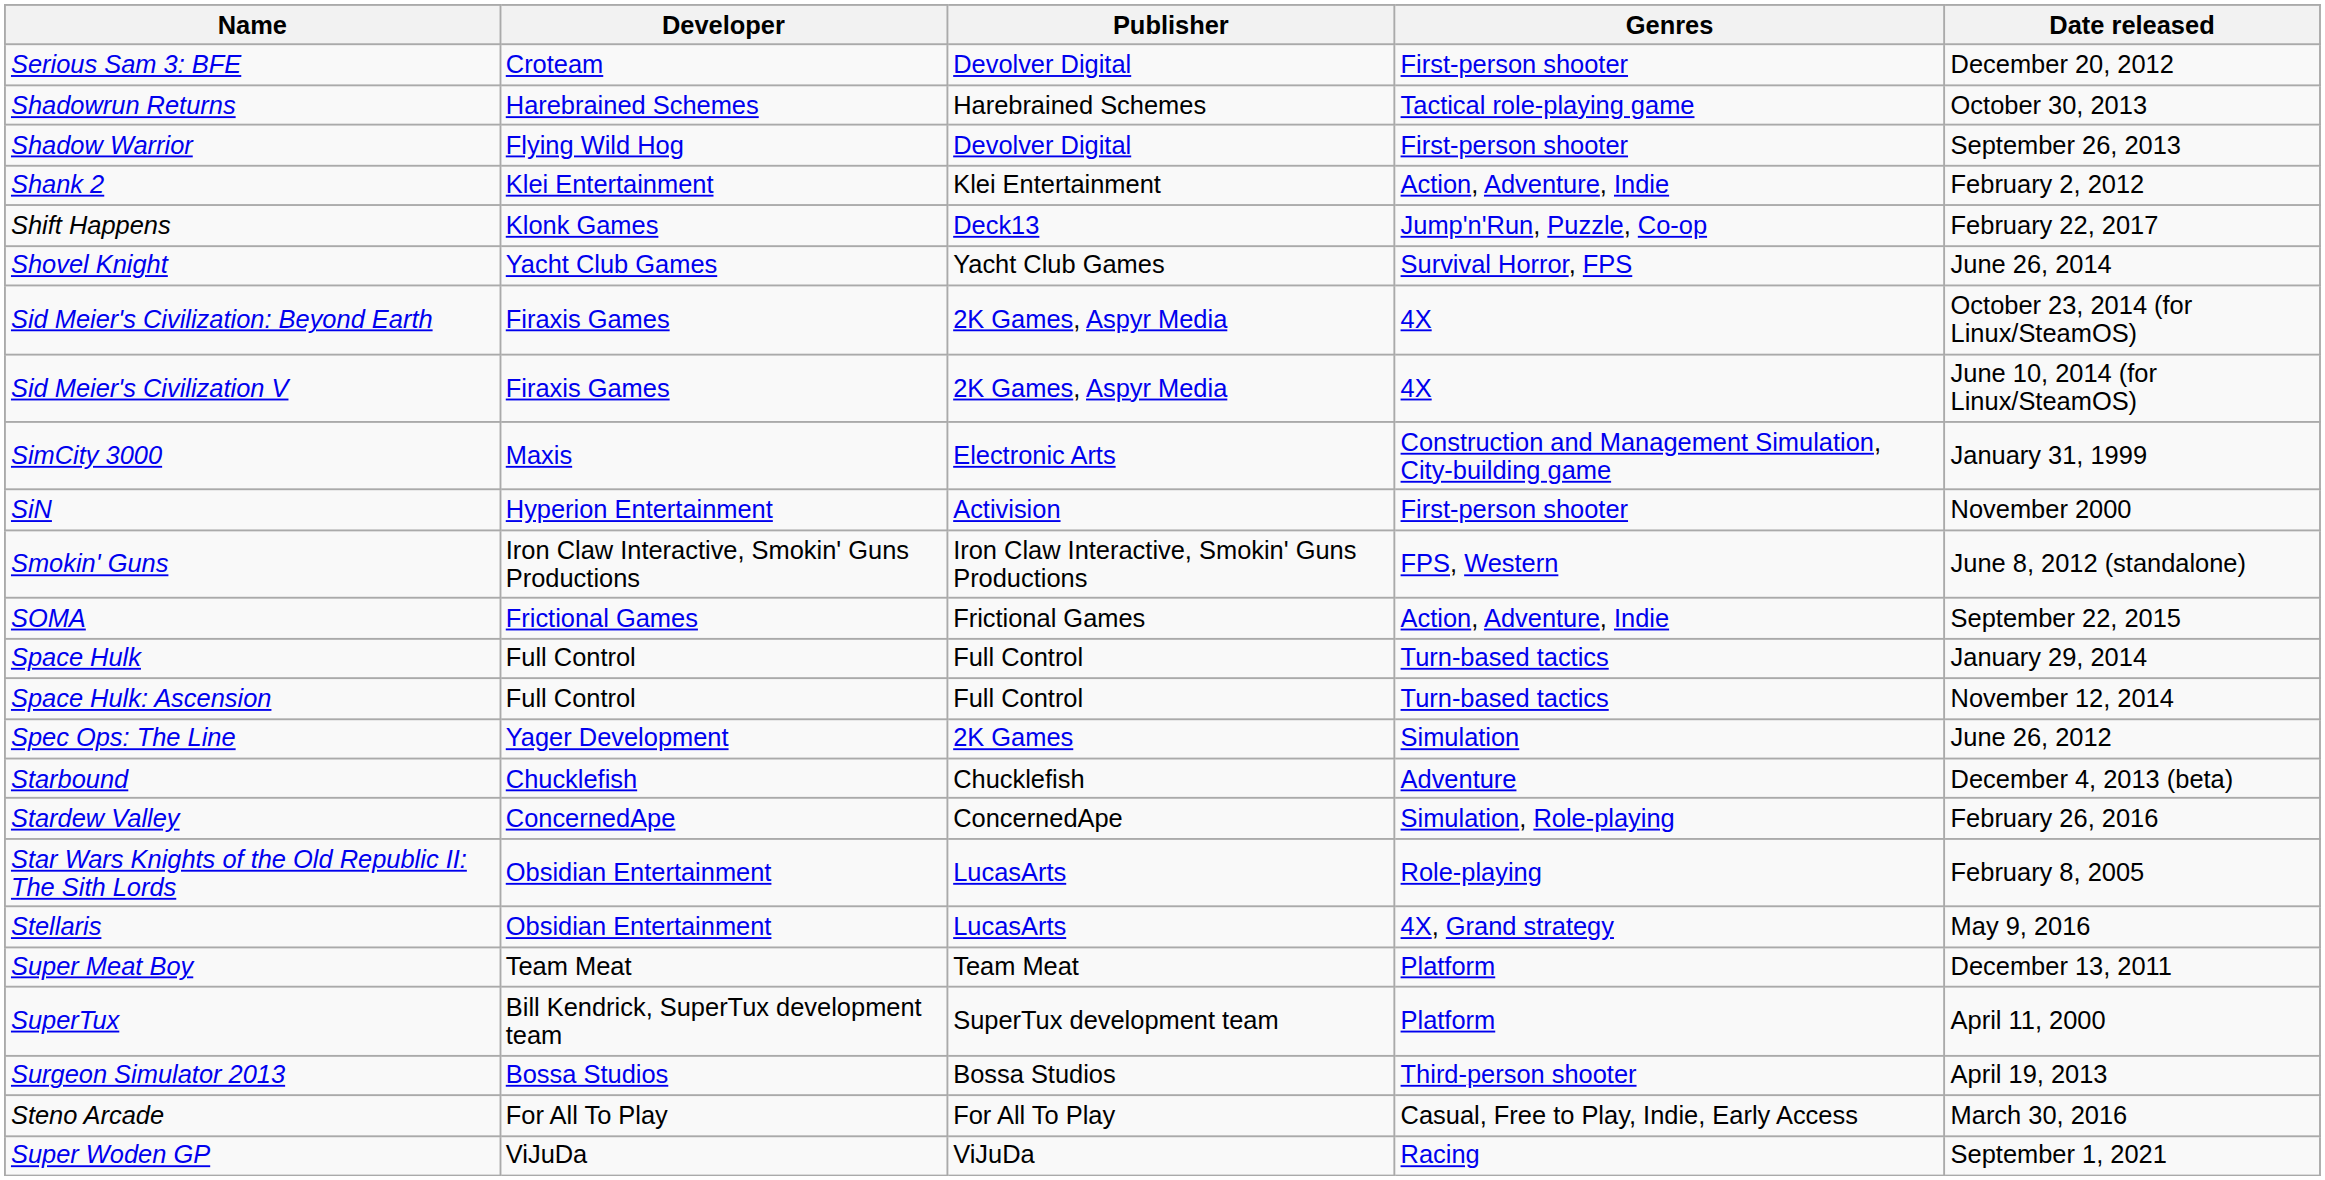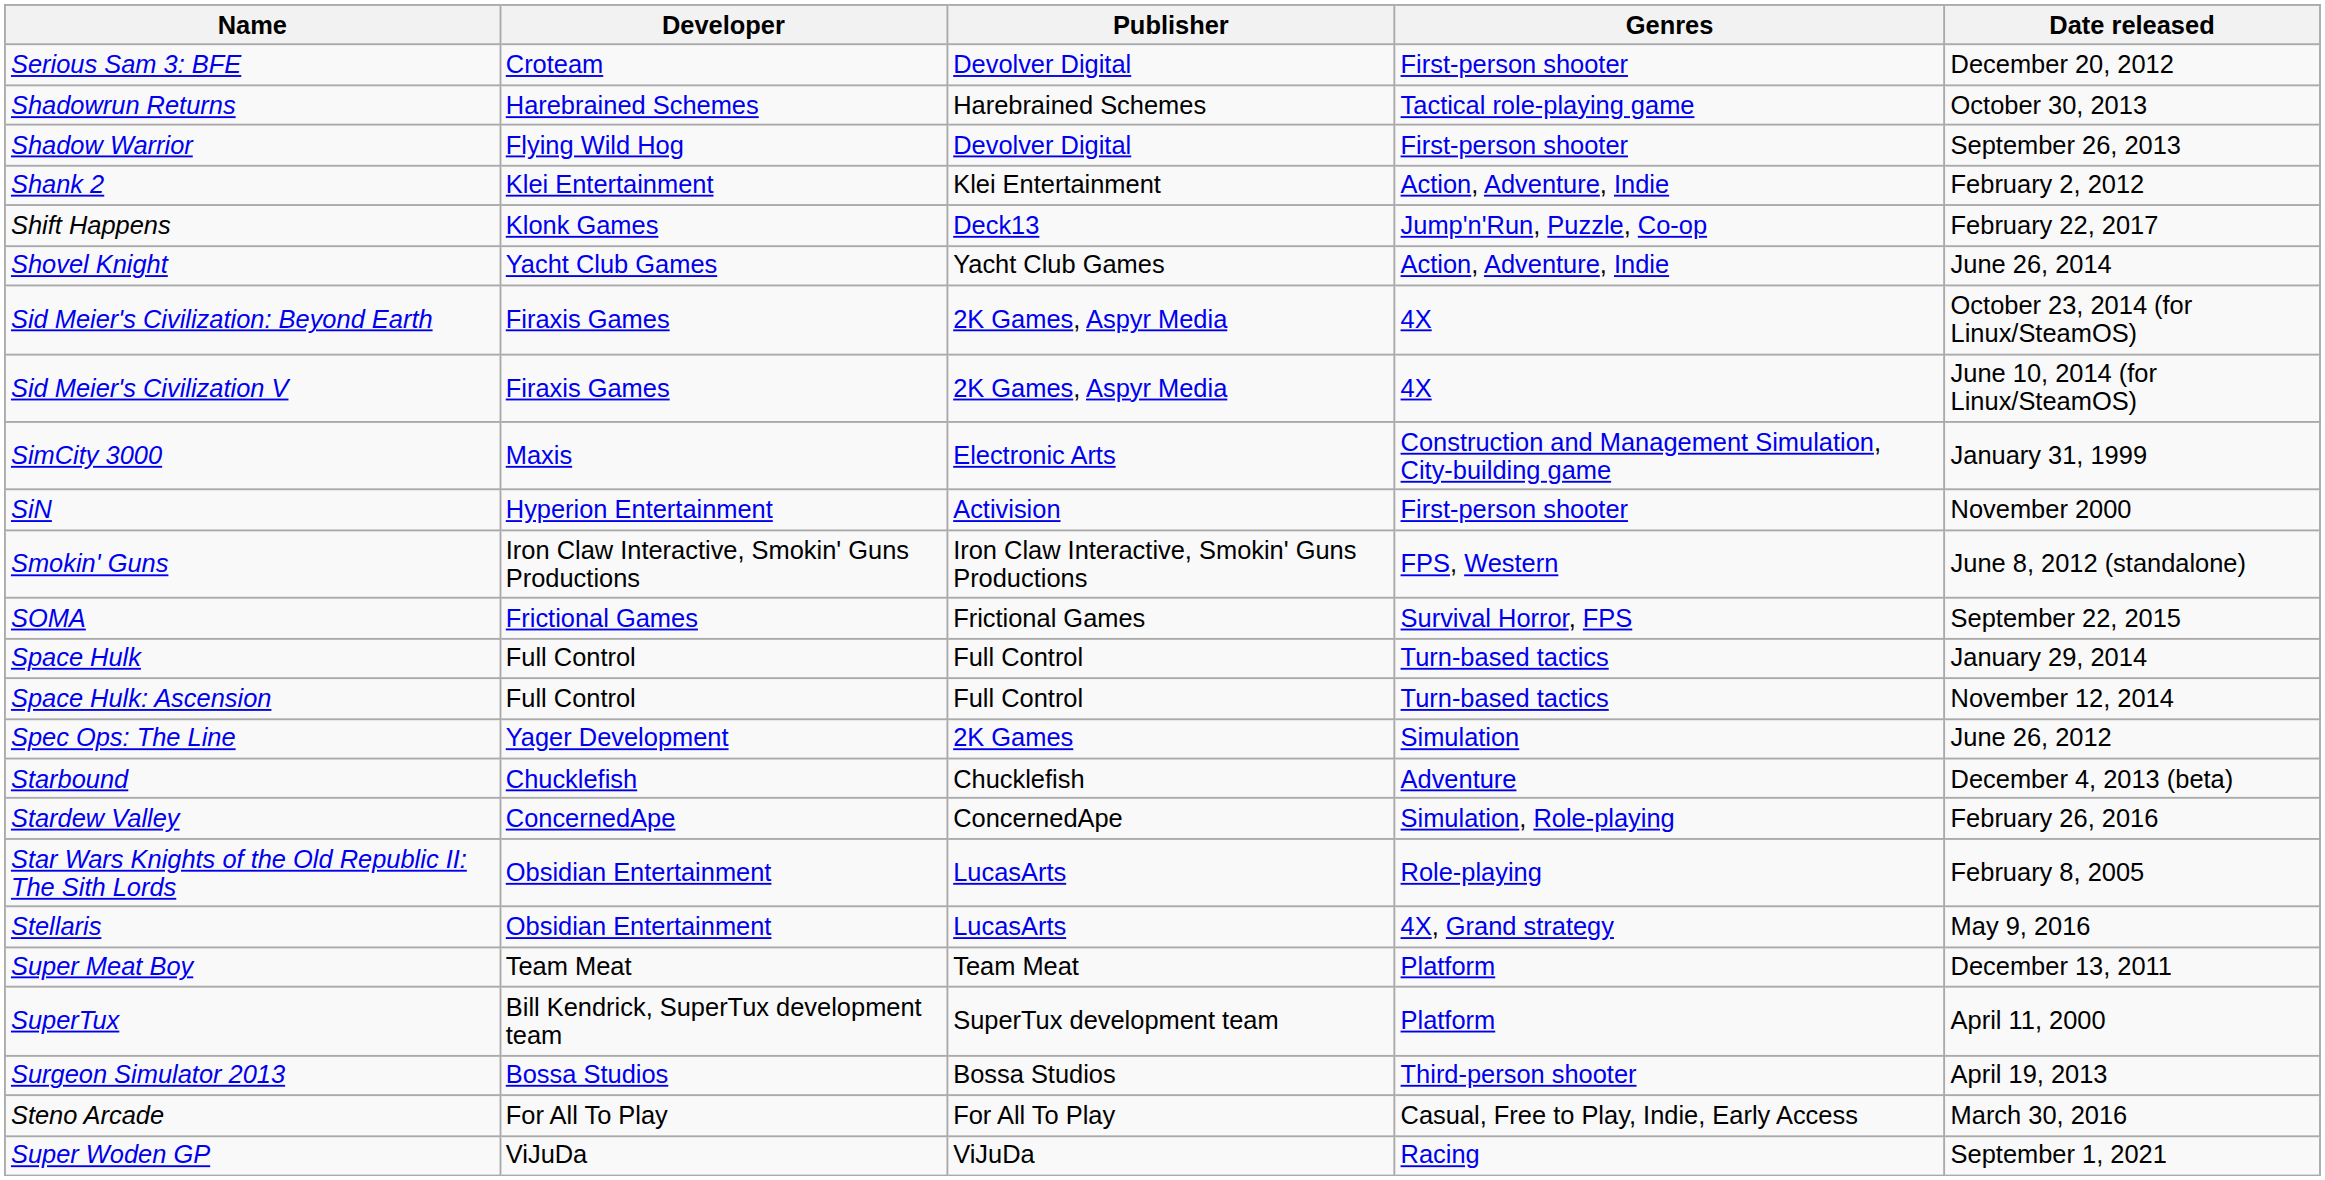(1516, 265) Survival Horror, FPS -> (1535, 265) Action, Adventure, Indie
(1535, 618) Action, Adventure, Indie -> (1516, 618) Survival Horror, FPS
